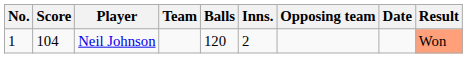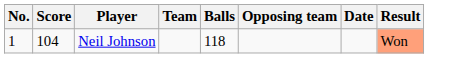- column: (258, 16)
(215, 41) 120 -> (215, 41) 118
